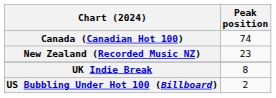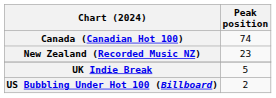(245, 69) 8 -> (245, 69) 5
